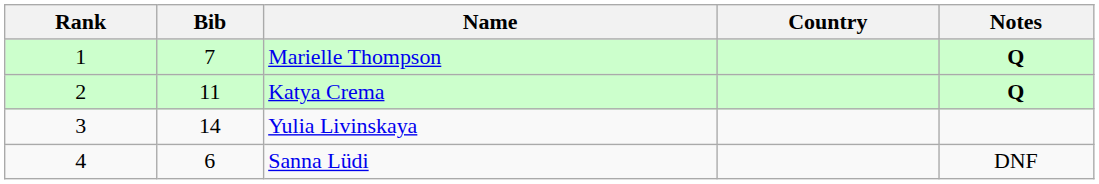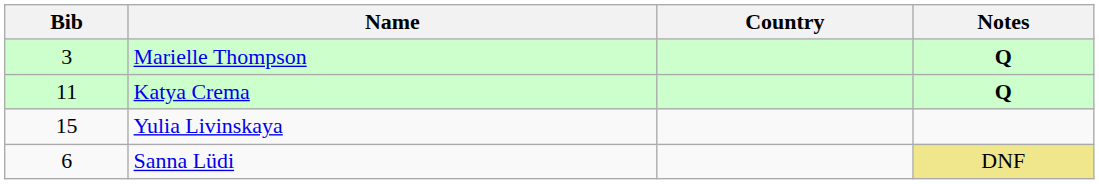- column: (81, 21)
(210, 56) 7 -> (67, 56) 3
(210, 126) 14 -> (67, 126) 15
(1016, 160) no background -> (1003, 160) khaki background
